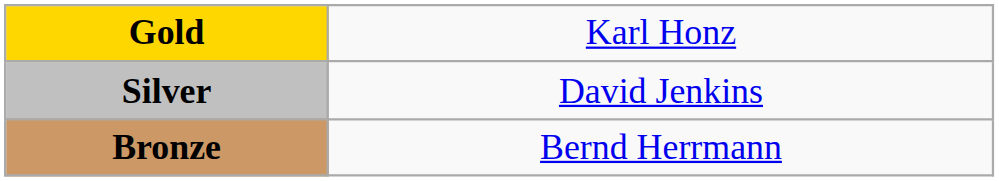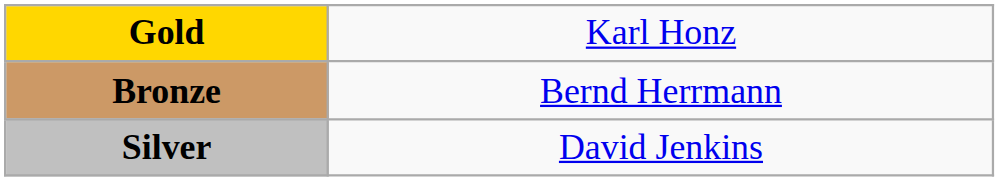rows swapped: (167, 89) <-> (167, 146)
